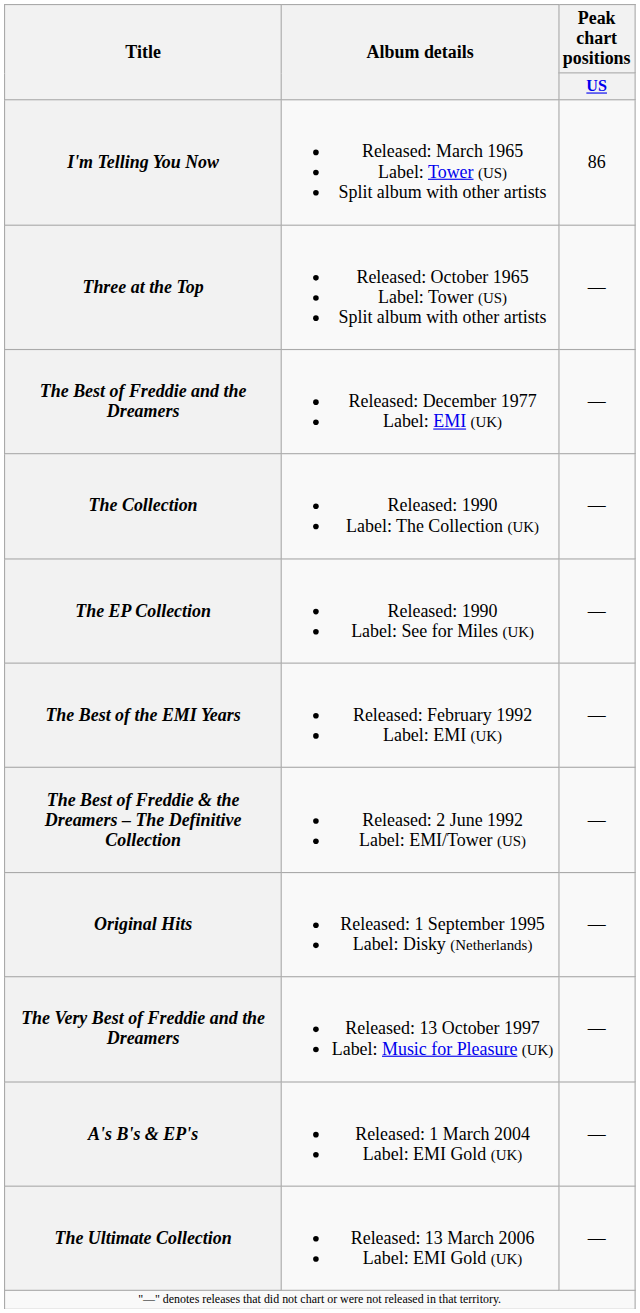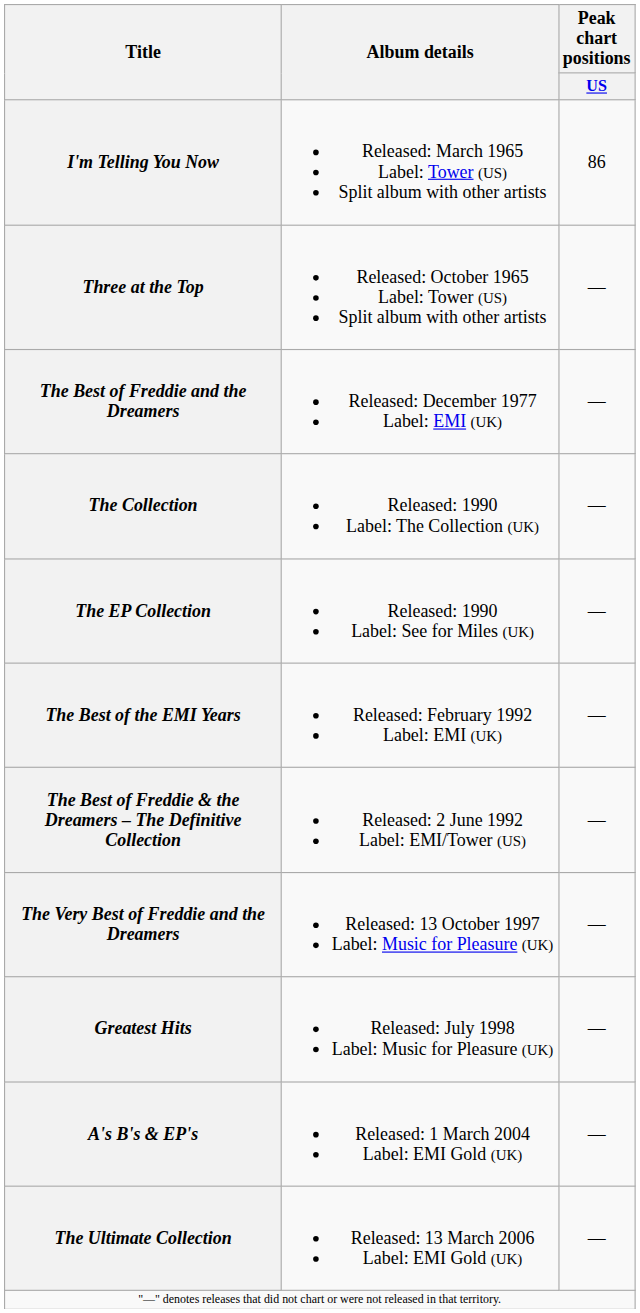- row: (143, 924)
+ row: (143, 1029)
